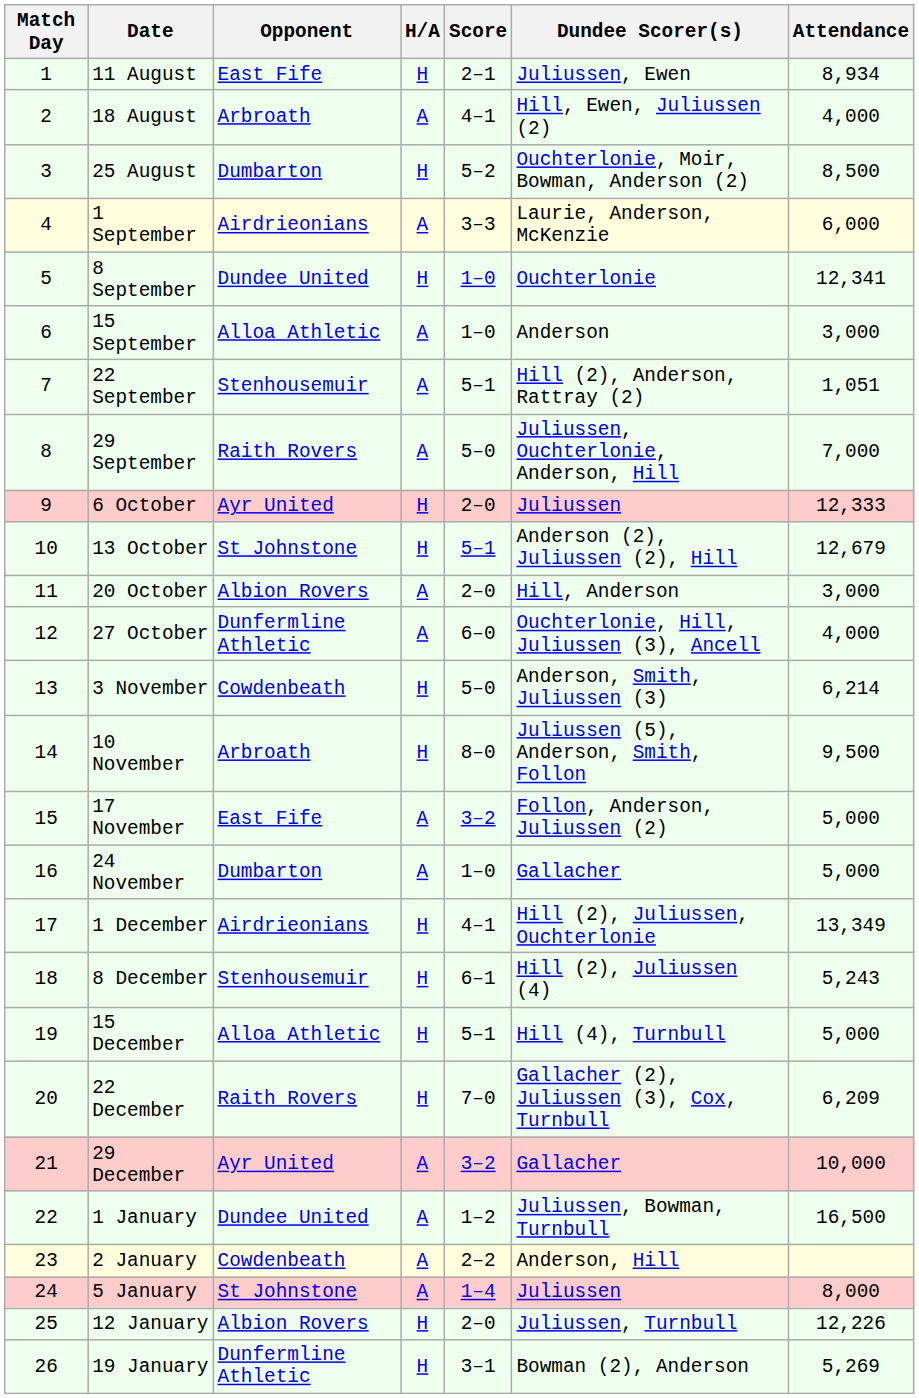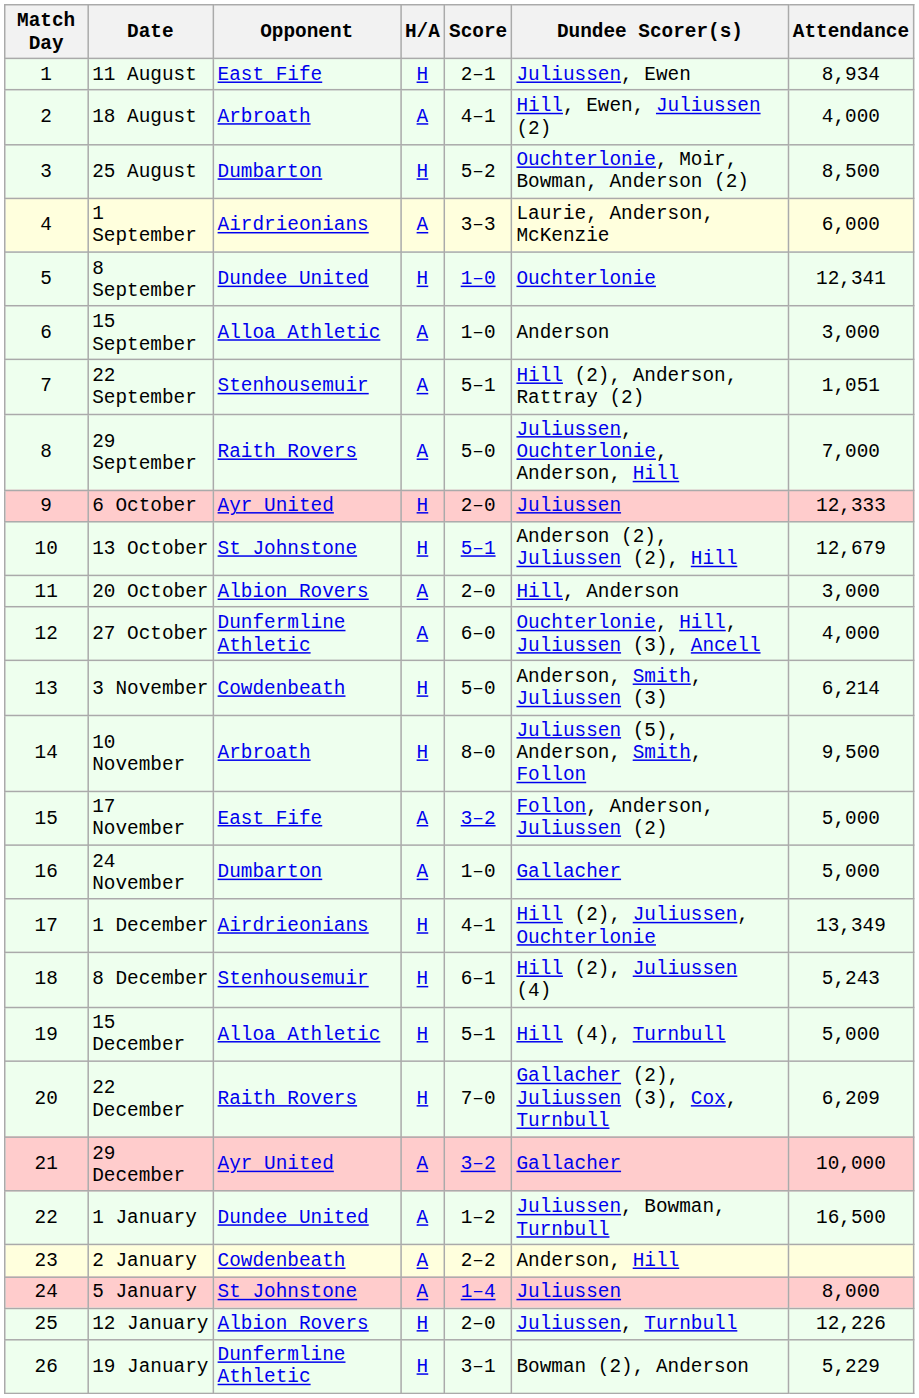(851, 1367) 5,269 -> (851, 1367) 5,229
